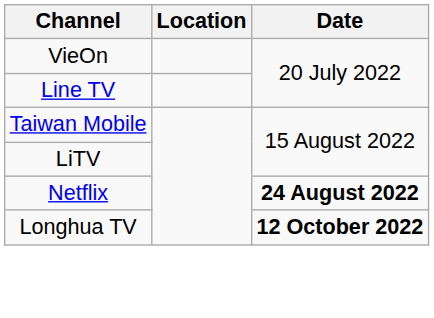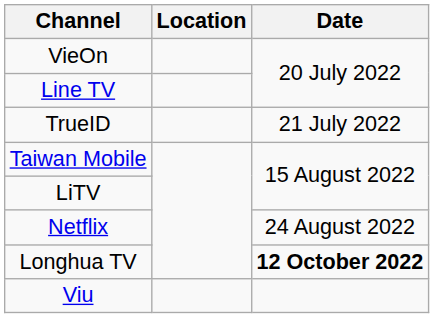+ row: (78, 124)
(340, 192) bold -> (340, 227) normal
+ row: (78, 295)
